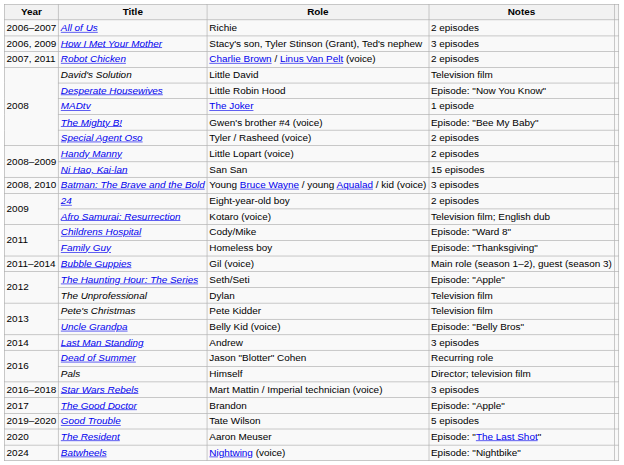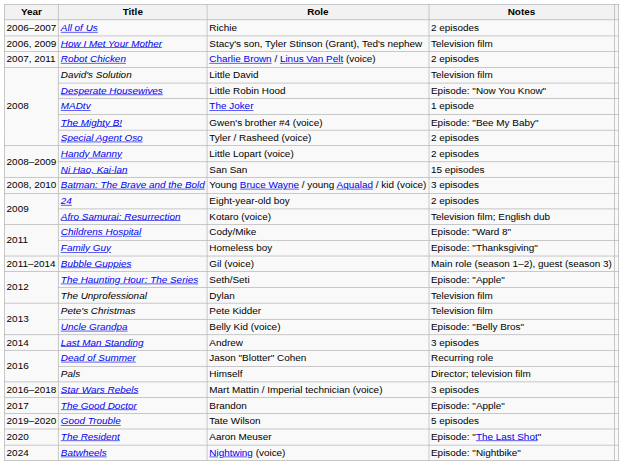(455, 43) 3 episodes -> (462, 43) Television film
